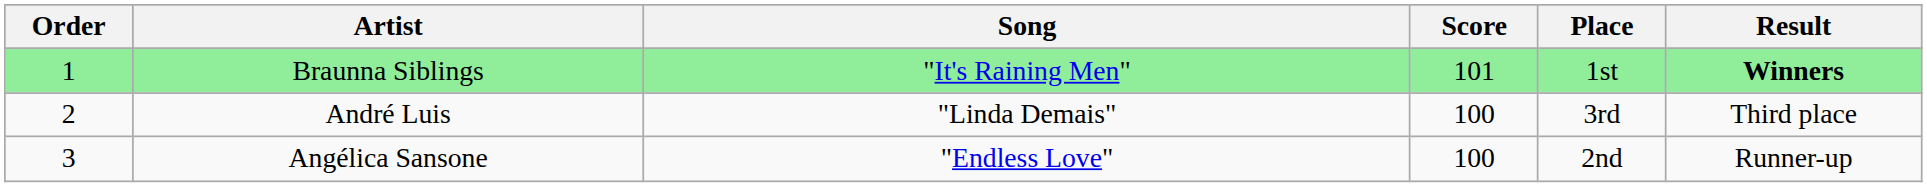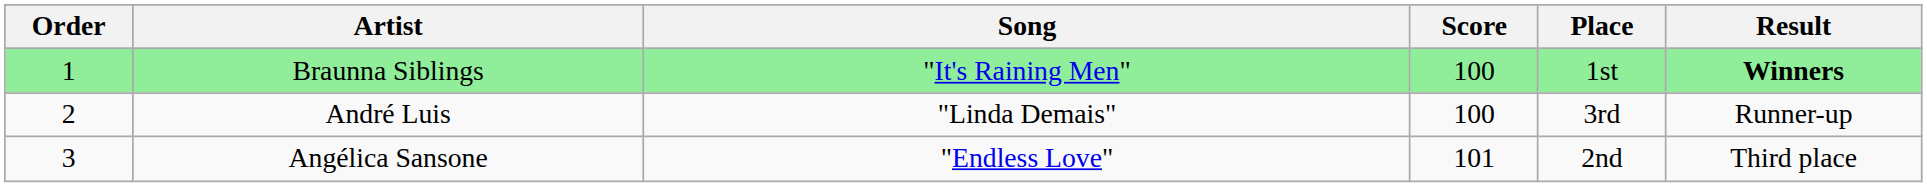(1474, 70) 101 -> (1474, 70) 100
(1794, 114) Third place -> (1794, 114) Runner-up
(1474, 158) 100 -> (1474, 158) 101
(1794, 158) Runner-up -> (1794, 158) Third place
